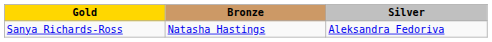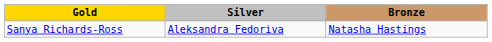columns swapped: (406, 13) <-> (246, 13)
